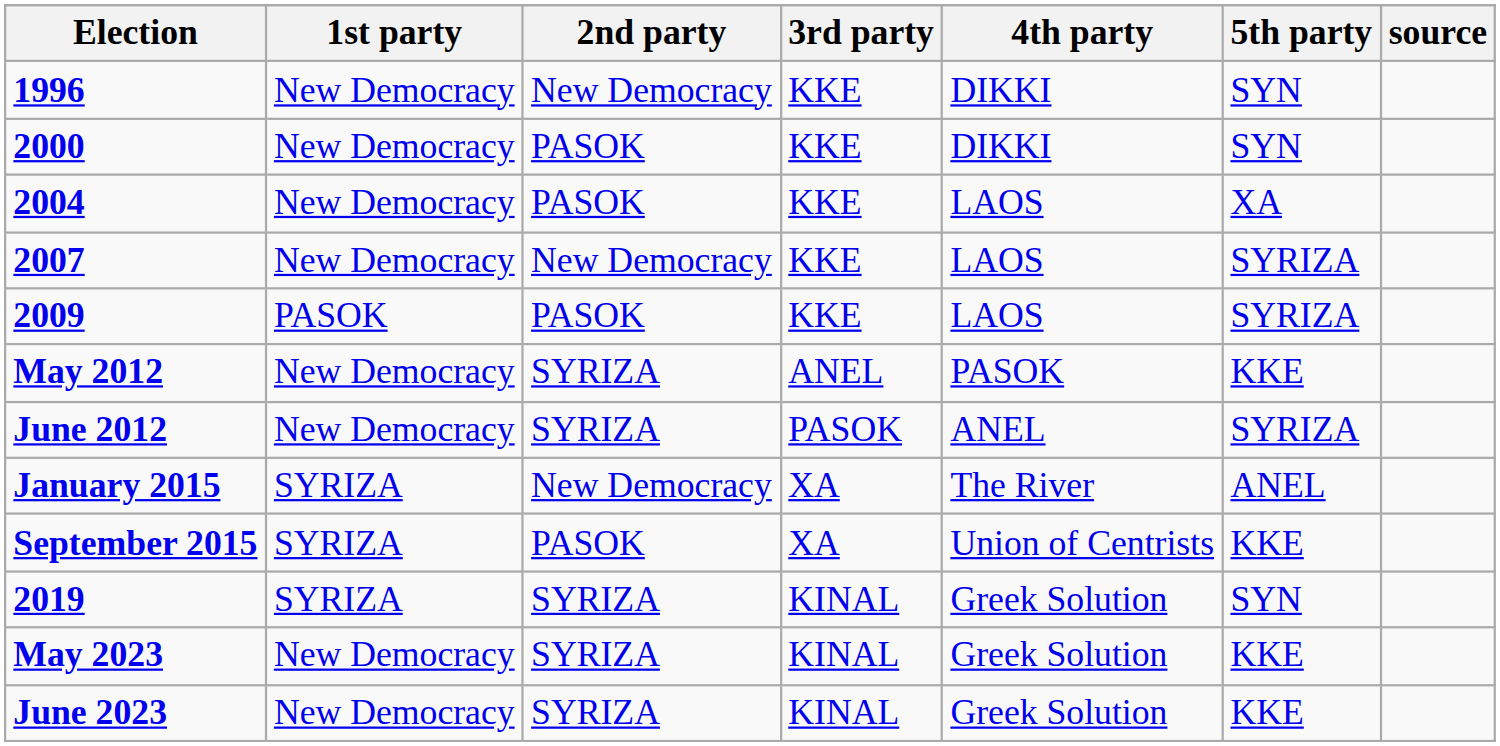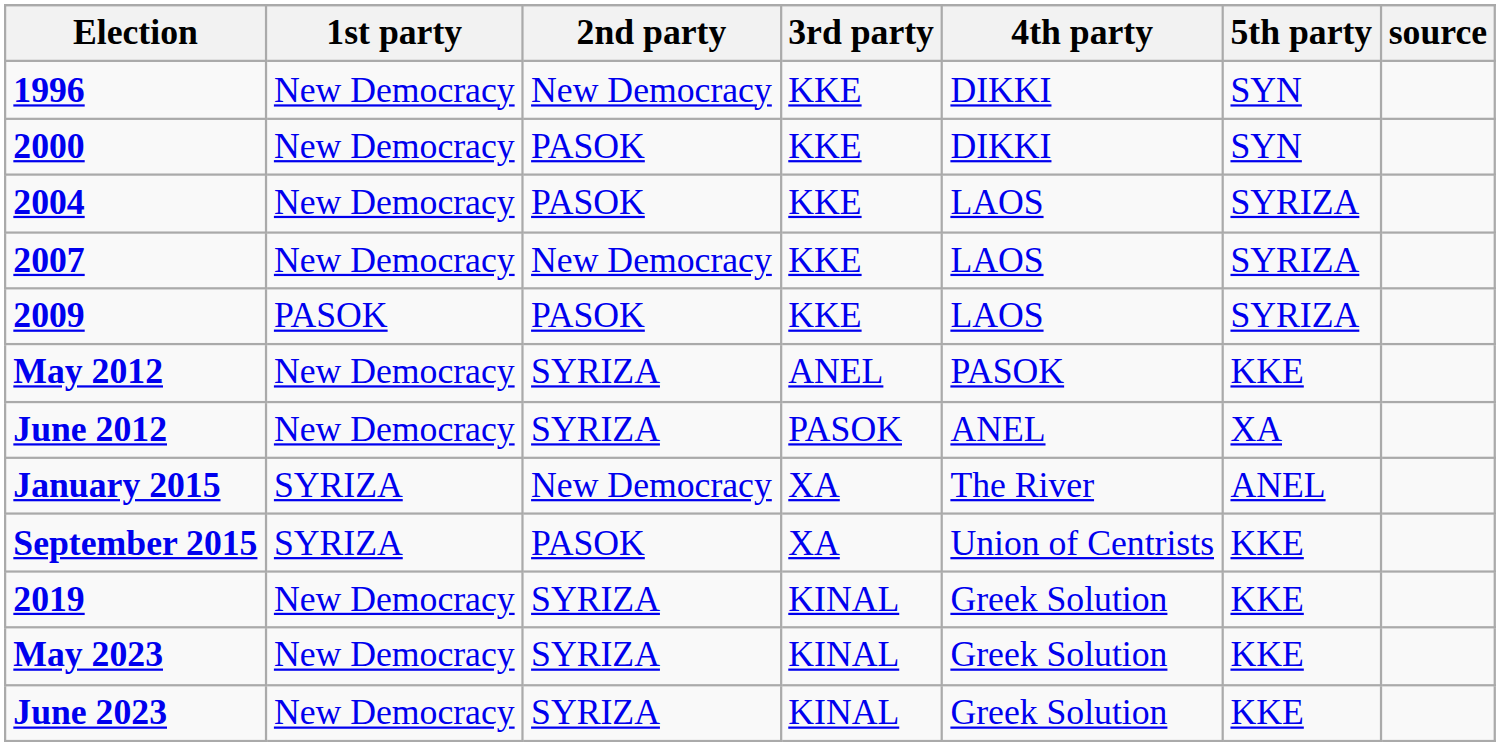(1256, 202) XA -> (1295, 202) SYRIZA
(1295, 428) SYRIZA -> (1256, 428) XA
(338, 598) SYRIZA -> (394, 598) New Democracy
(1266, 598) SYN -> (1267, 598) KKE
